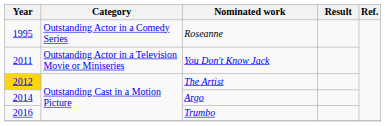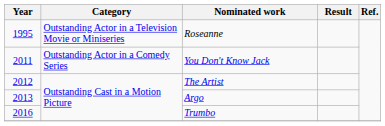(107, 33) Outstanding Actor in a Comedy Series -> (110, 33) Outstanding Actor in a Television Movie or Miniseries
(110, 60) Outstanding Actor in a Television Movie or Miniseries -> (107, 60) Outstanding Actor in a Comedy Series
(23, 81) gold background -> (23, 81) no background
(23, 97) 2014 -> (23, 97) 2013
